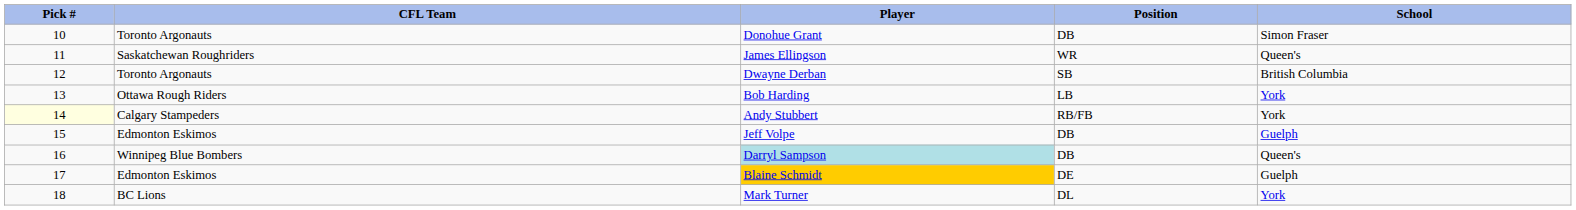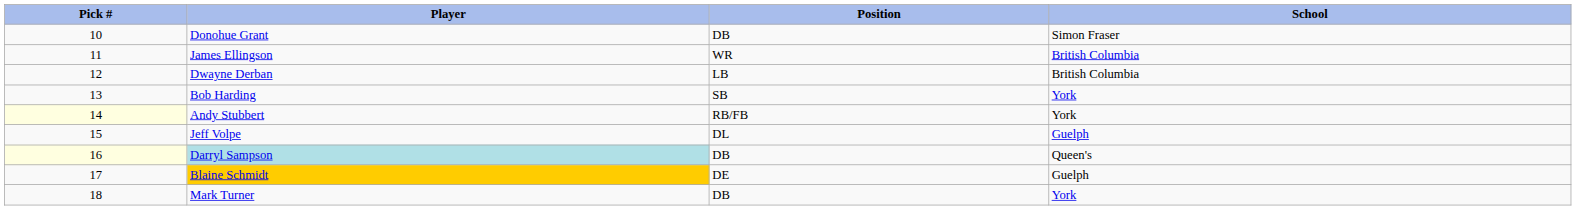- column: (427, 14)
(1281, 54) Queen's -> (1095, 54) British Columbia
(1065, 74) SB -> (720, 74) LB
(1065, 94) LB -> (720, 94) SB
(1066, 134) DB -> (721, 134) DL
(59, 154) no background -> (96, 154) lightyellow background
(1065, 194) DL -> (721, 194) DB
